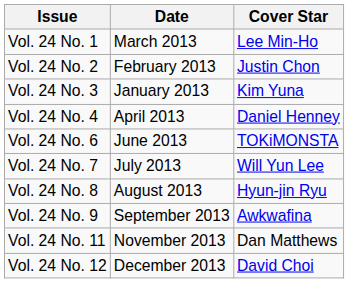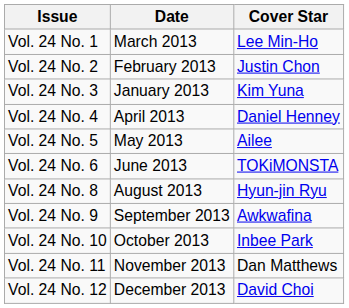+ row: (53, 141)
- row: (53, 166)
+ row: (57, 240)
